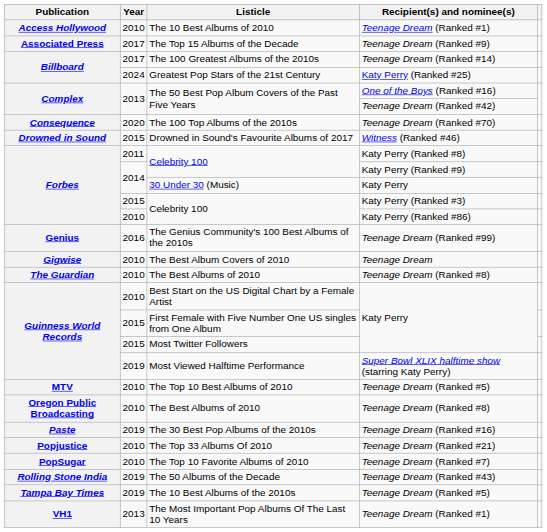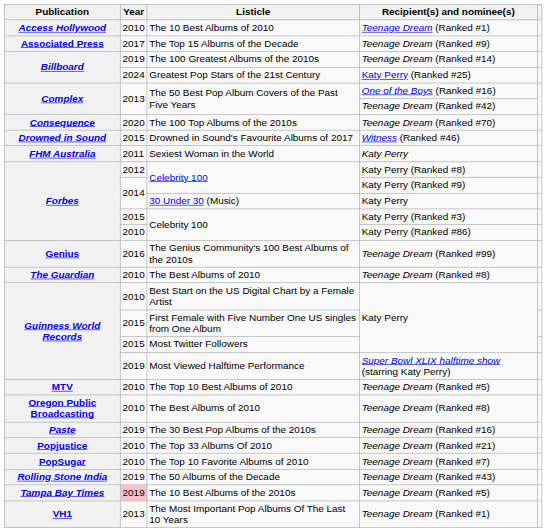(134, 59) 2017 -> (134, 59) 2019
+ row: (212, 153)
(133, 153) 2011 -> (134, 169) 2012
- row: (219, 259)
(134, 492) no background -> (134, 492) pink background
